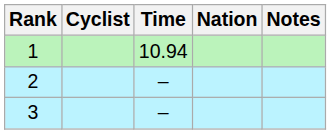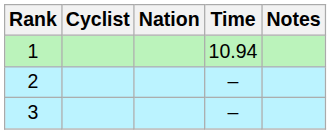columns swapped: (227, 19) <-> (163, 19)
